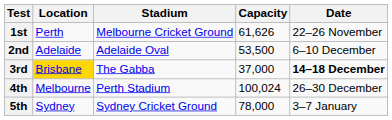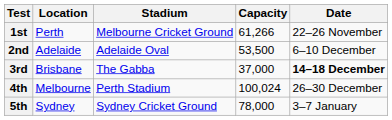(256, 32) 61,626 -> (256, 32) 61,266
(59, 69) gold background -> (59, 69) no background
